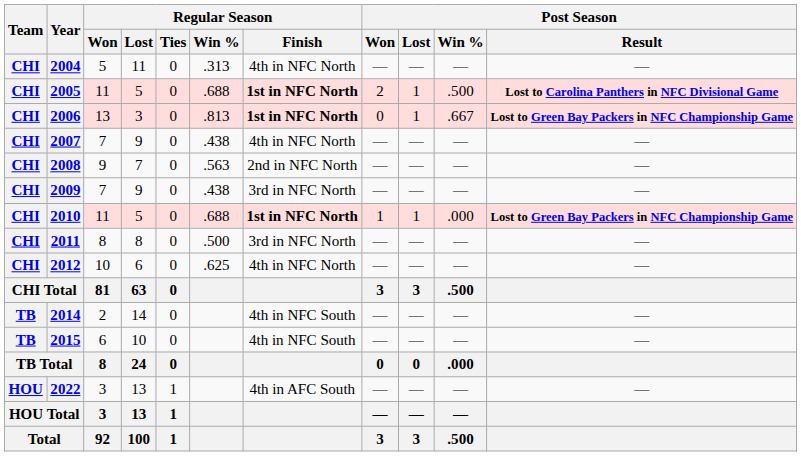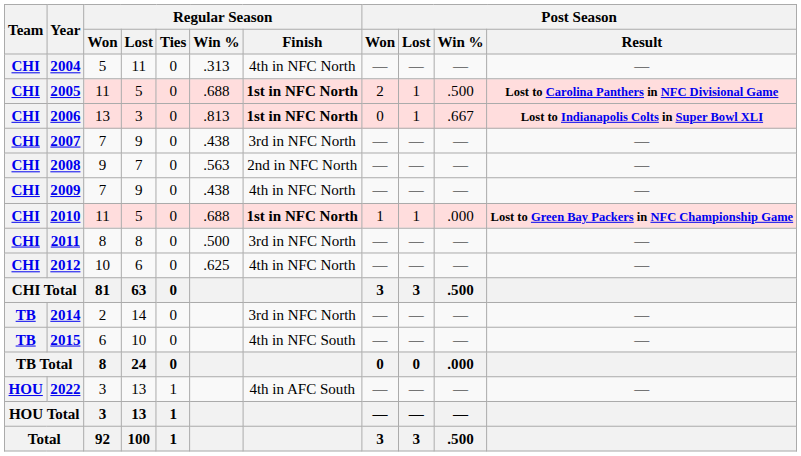(642, 117) Lost to Green Bay Packers in NFC Championship Game -> (642, 117) Lost to Indianapolis Colts in Super Bowl XLI
(302, 141) 4th in NFC North -> (302, 141) 3rd in NFC North
(302, 190) 3rd in NFC North -> (302, 190) 4th in NFC North
(302, 314) 4th in NFC South -> (302, 314) 3rd in NFC North
